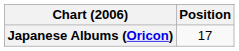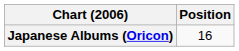(205, 35) 17 -> (205, 35) 16
